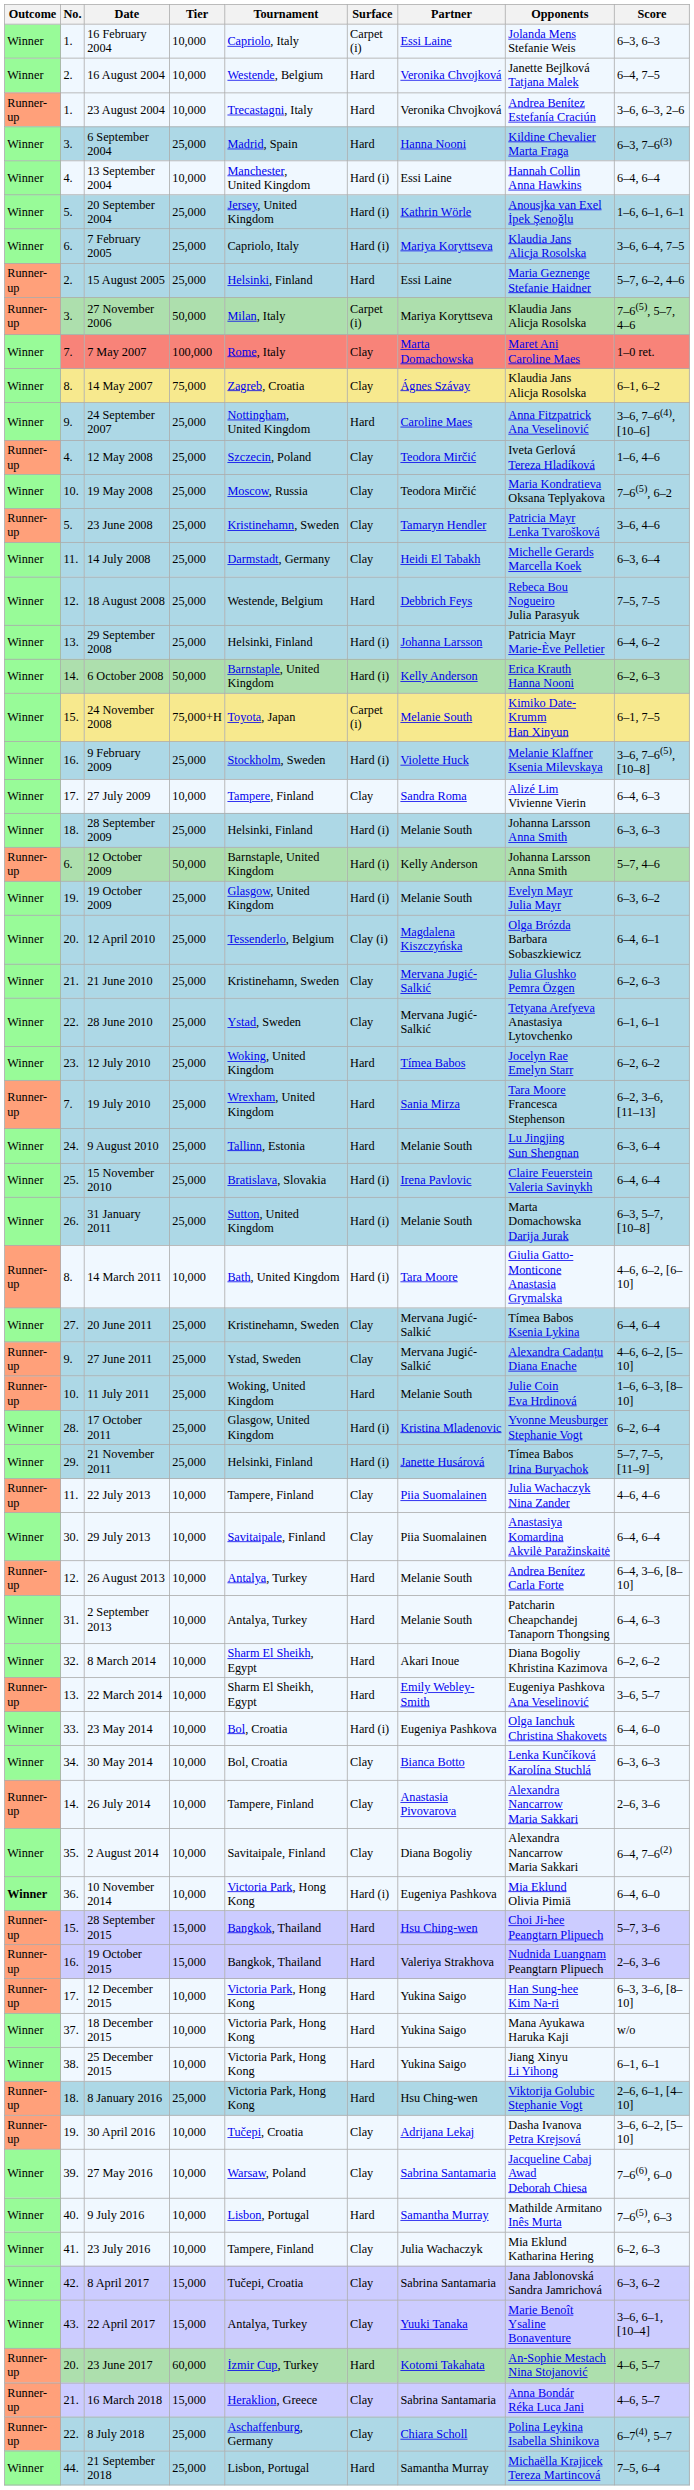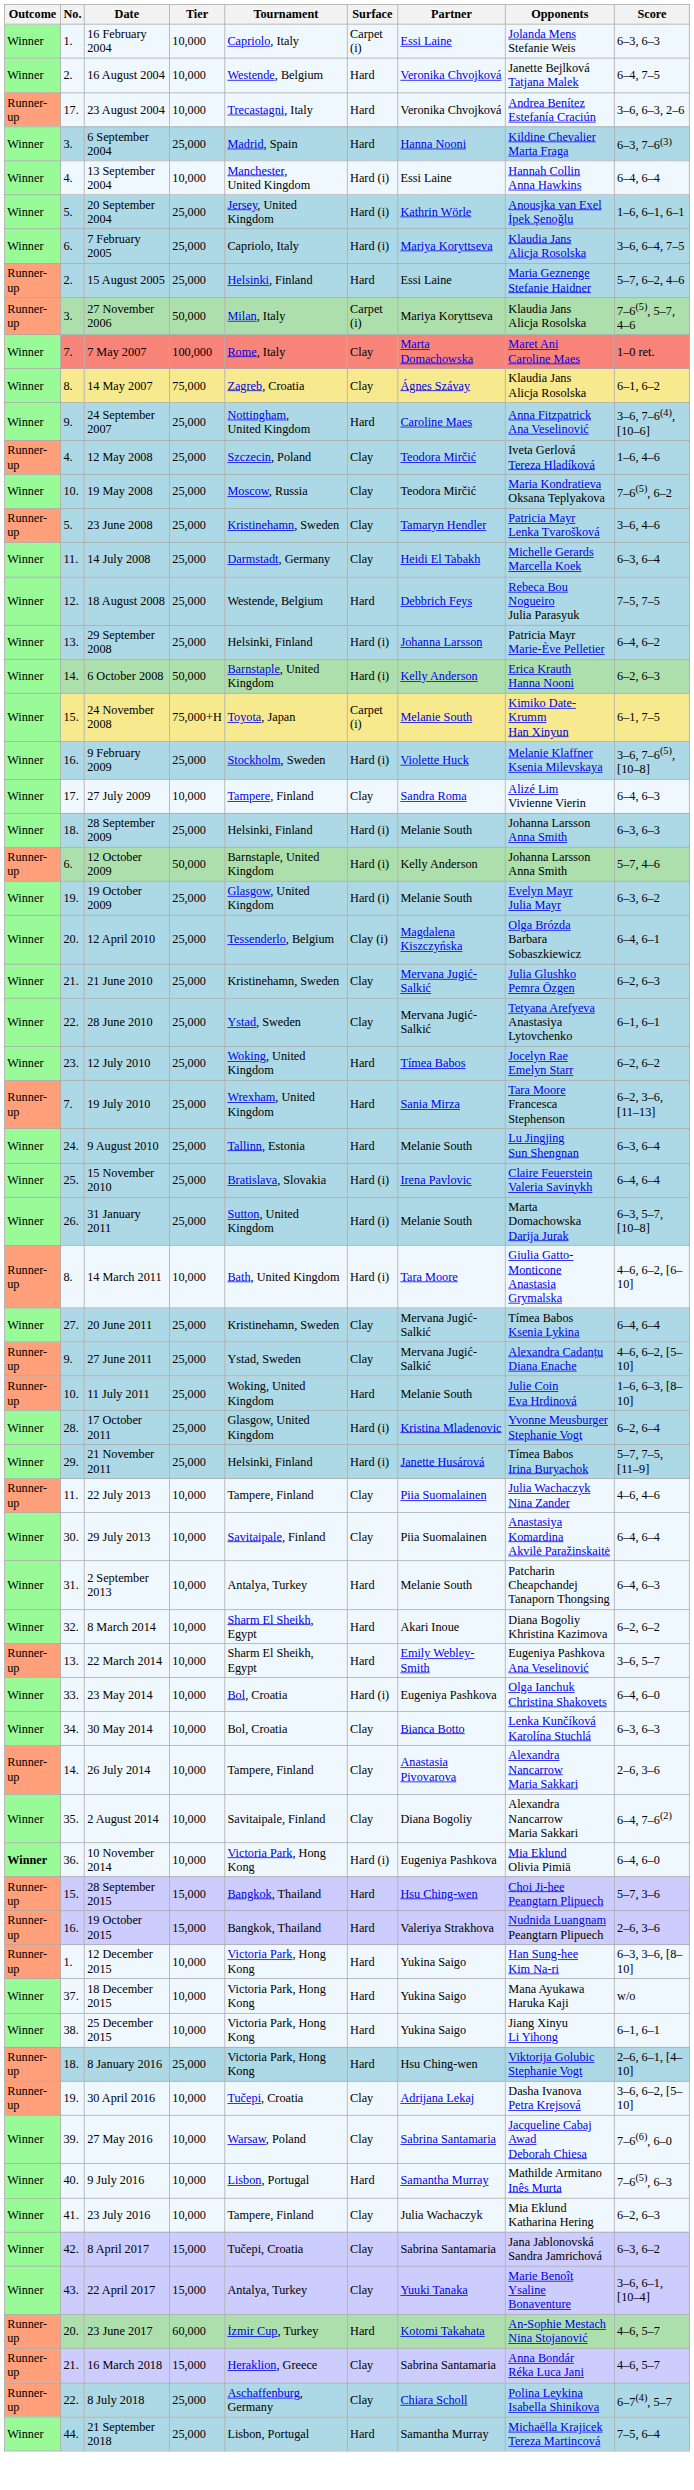(68, 109) 1. -> (71, 109) 17.
- row: (126, 1577)
(71, 1995) 17. -> (68, 1961) 1.
